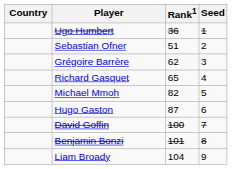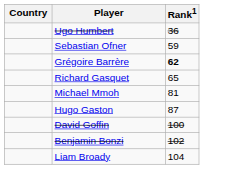- column: (213, 13)
(173, 46) 51 -> (173, 46) 59
(173, 62) normal -> (173, 62) bold
(173, 93) 82 -> (173, 93) 81
(176, 140) 101 -> (176, 140) 102
